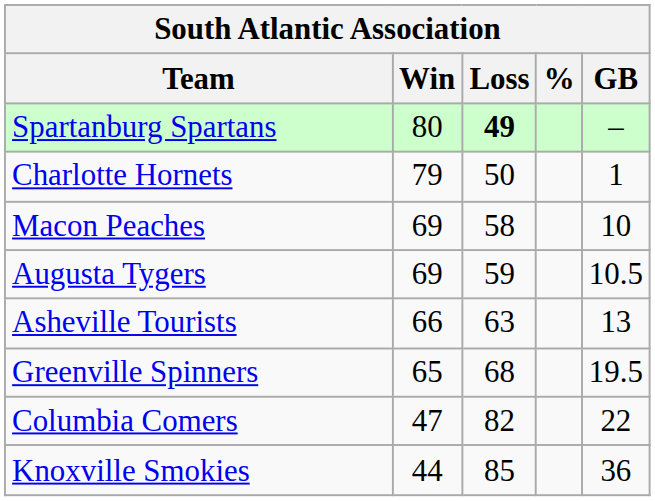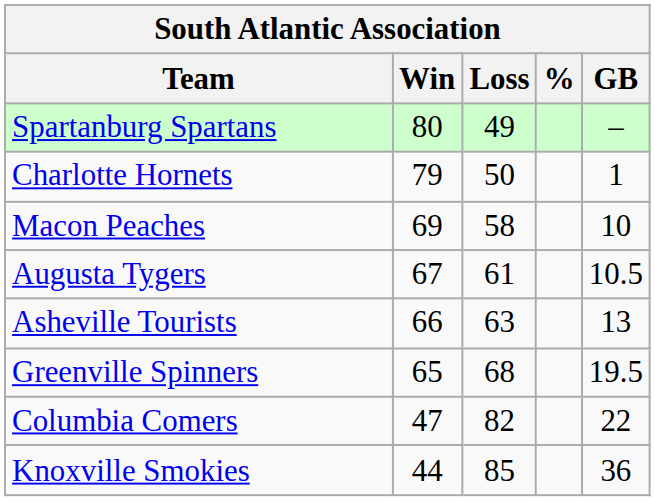(499, 126) bold -> (499, 126) normal
(427, 273) 69 -> (427, 273) 67
(499, 273) 59 -> (499, 273) 61
